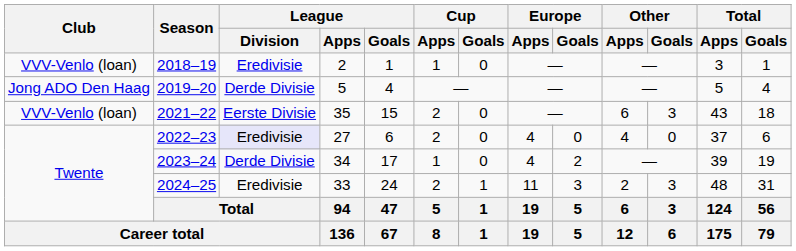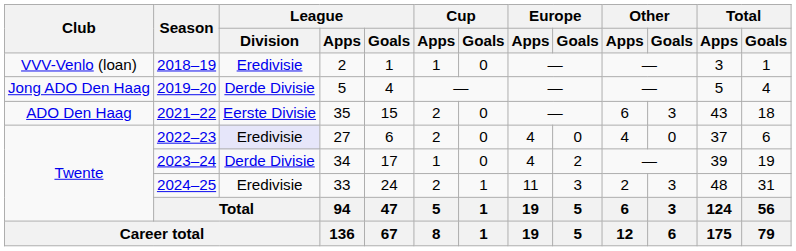(79, 112) VVV-Venlo (loan) -> (79, 112) ADO Den Haag
